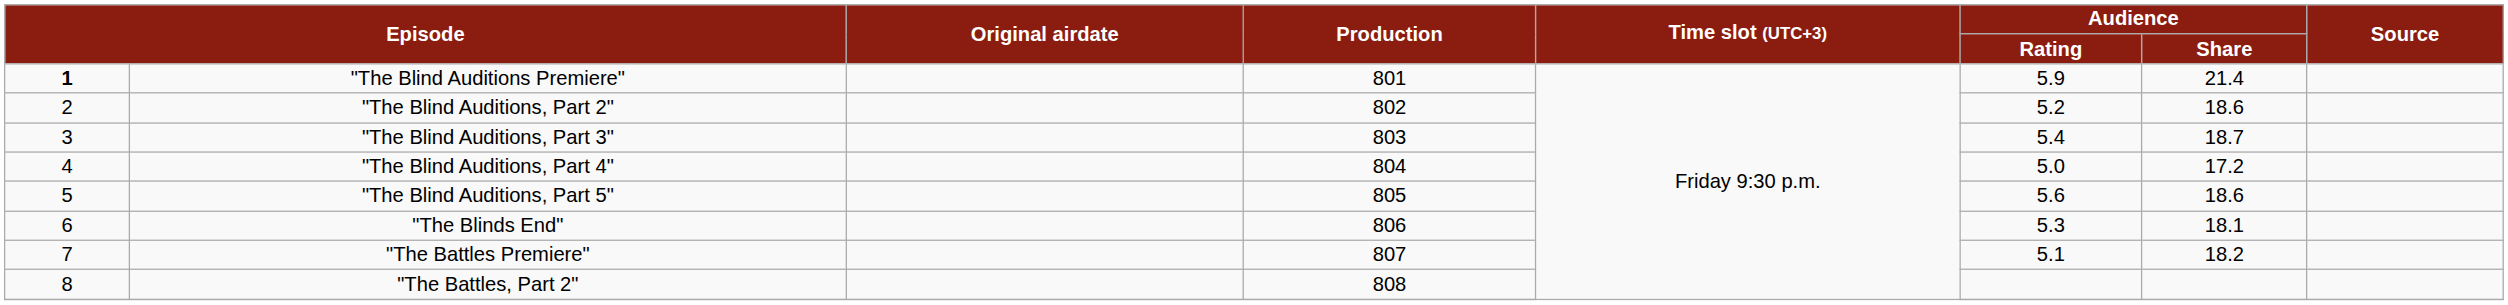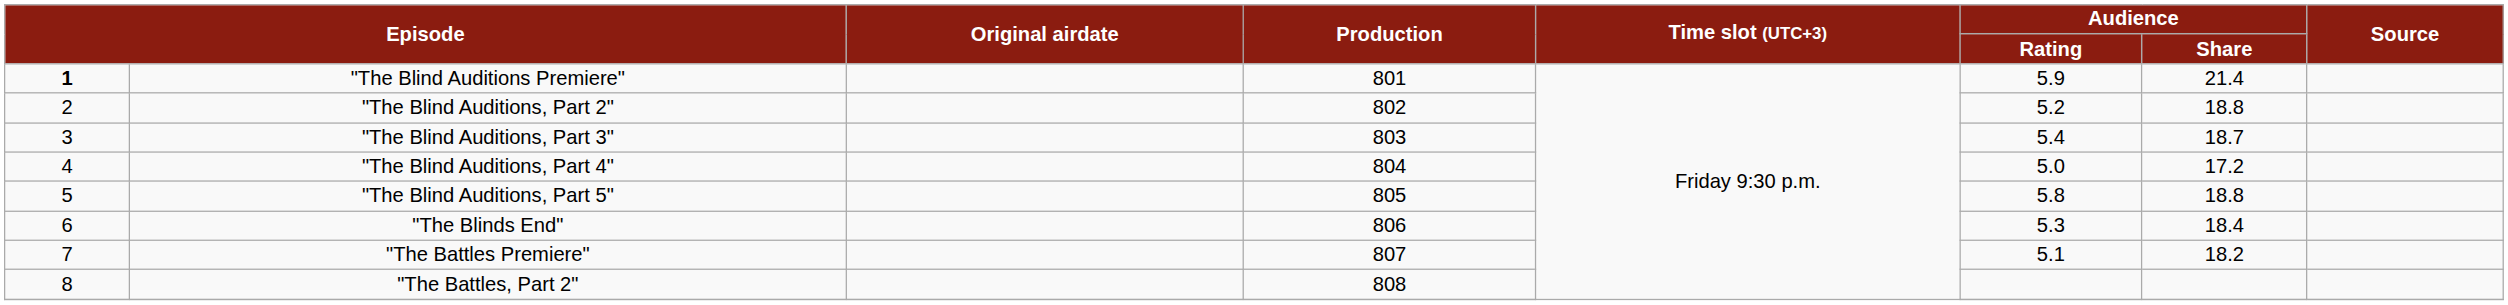(2224, 107) 18.6 -> (2224, 107) 18.8
(2051, 195) 5.6 -> (2051, 195) 5.8
(2224, 195) 18.6 -> (2224, 195) 18.8
(2224, 225) 18.1 -> (2224, 225) 18.4
